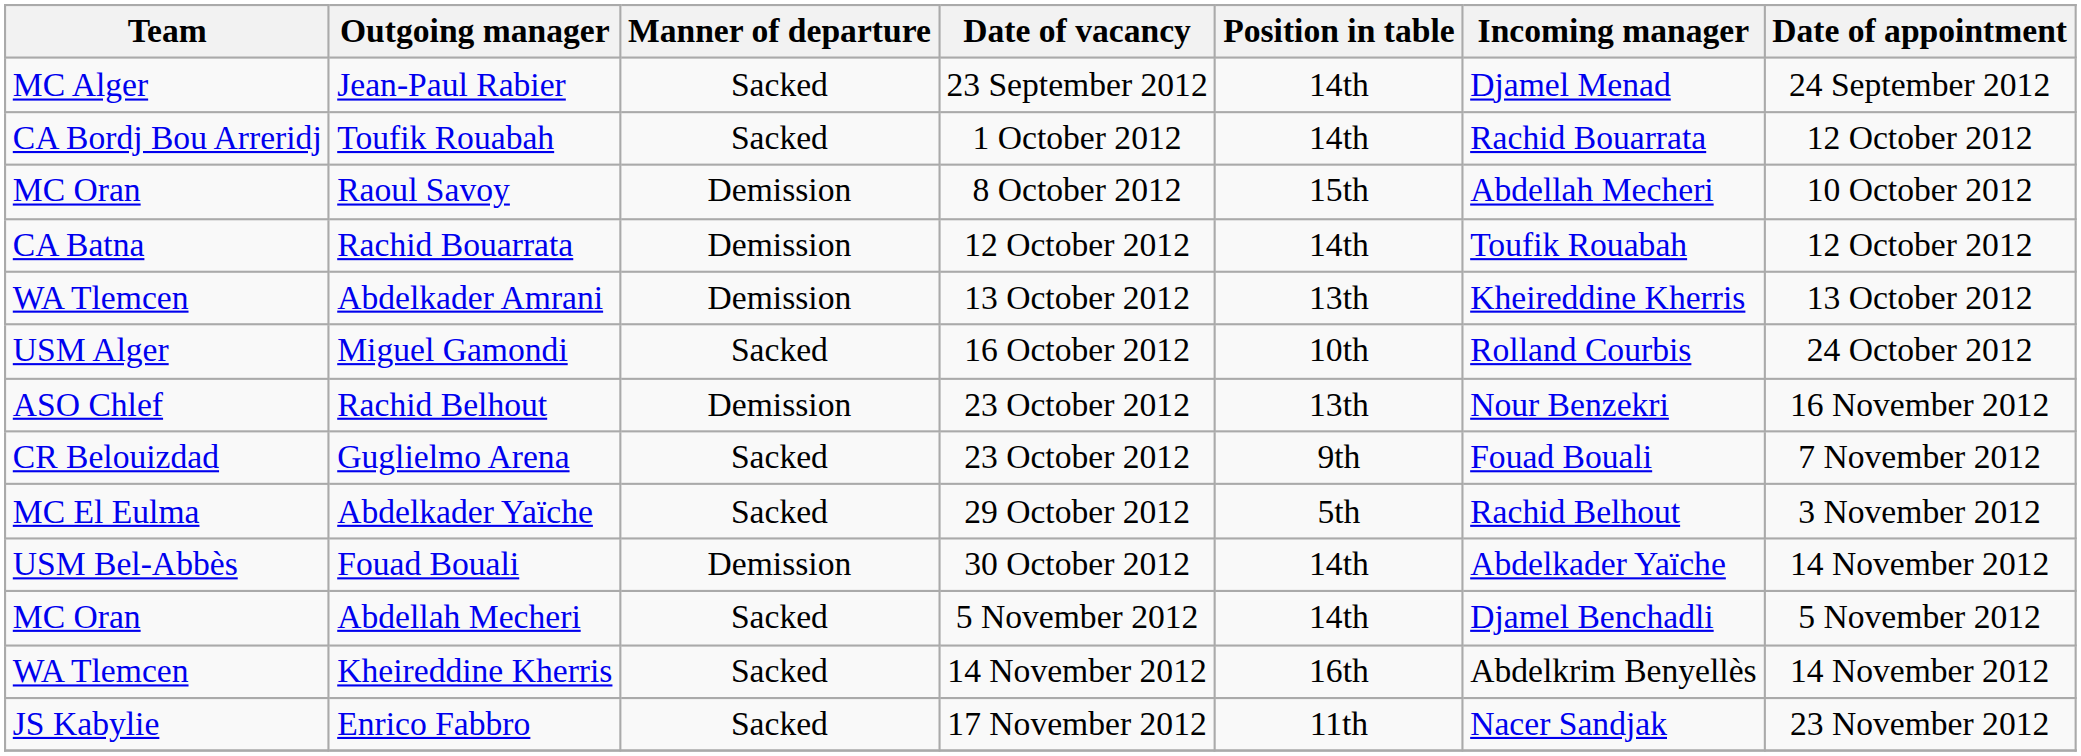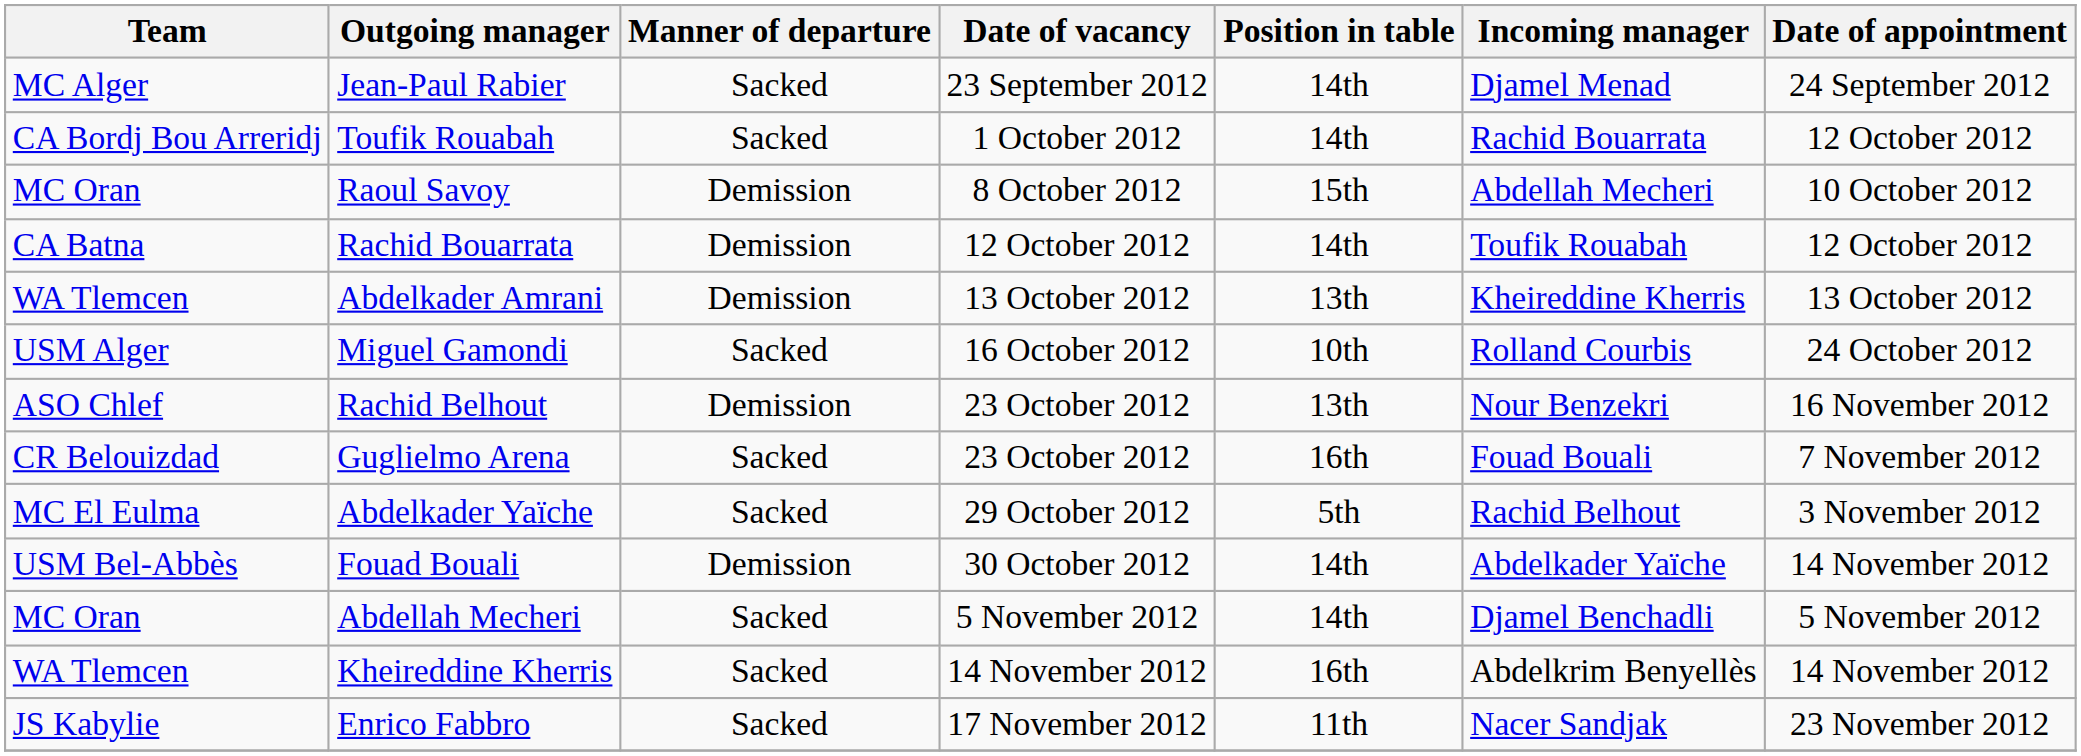(1339, 457) 9th -> (1339, 457) 16th
